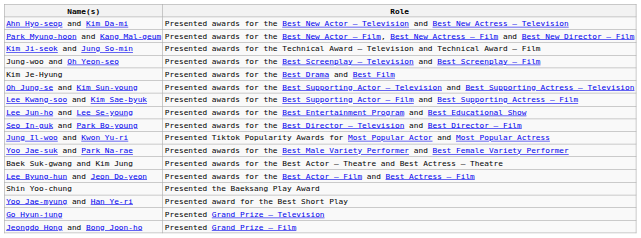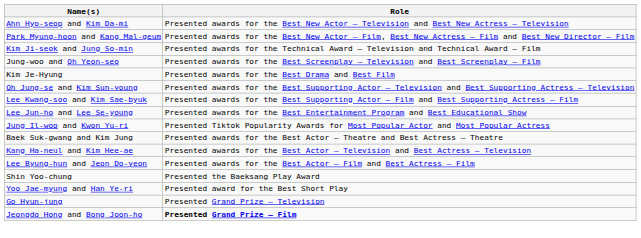- row: (72, 125)
- row: (70, 150)
+ row: (70, 150)
(231, 227) normal -> (231, 214) bold
